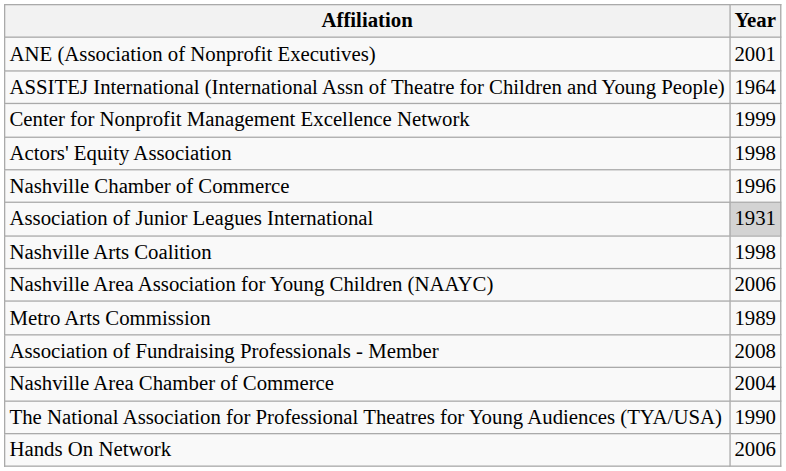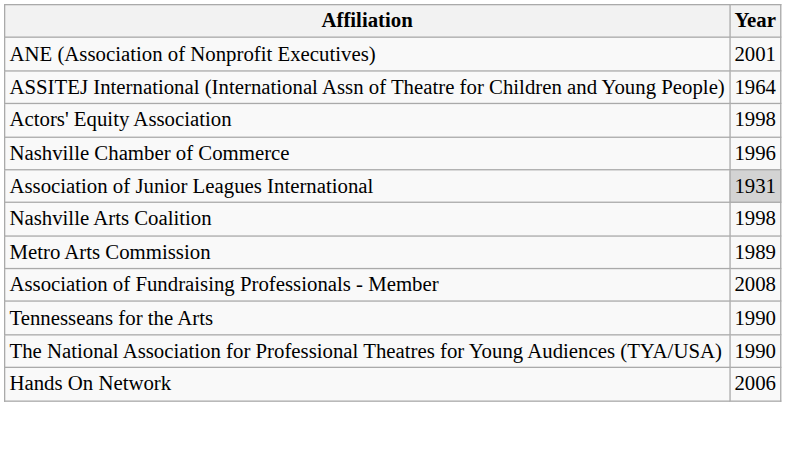- row: (240, 119)
- row: (251, 284)
- row: (172, 383)
+ row: (111, 317)
